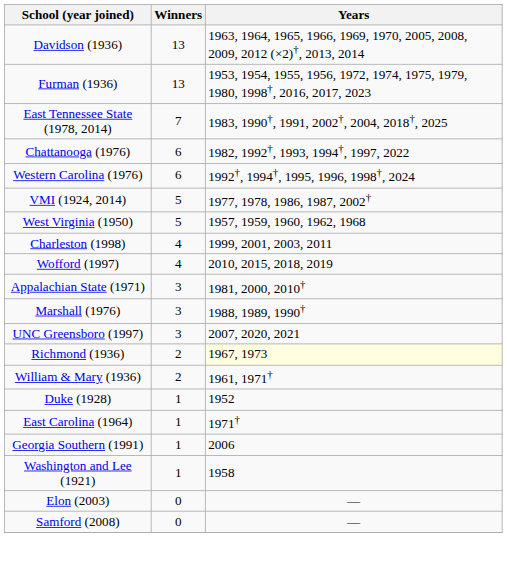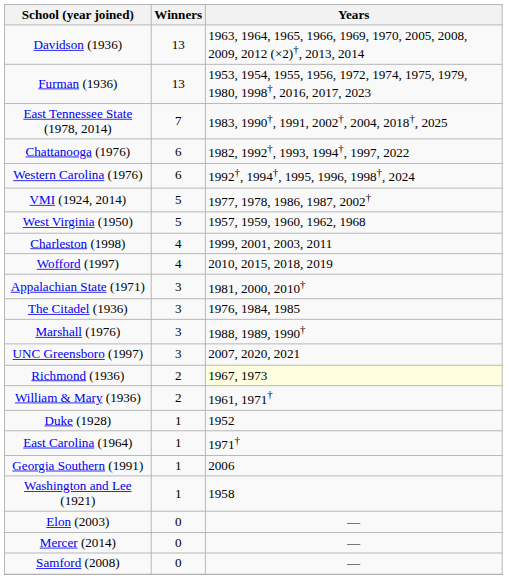+ row: (78, 309)
+ row: (78, 542)
